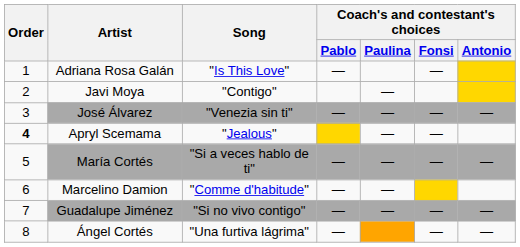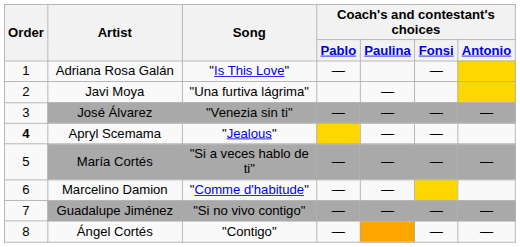(249, 92) "Contigo" -> (249, 92) "Una furtiva lágrima"
(249, 231) "Una furtiva lágrima" -> (249, 231) "Contigo"
